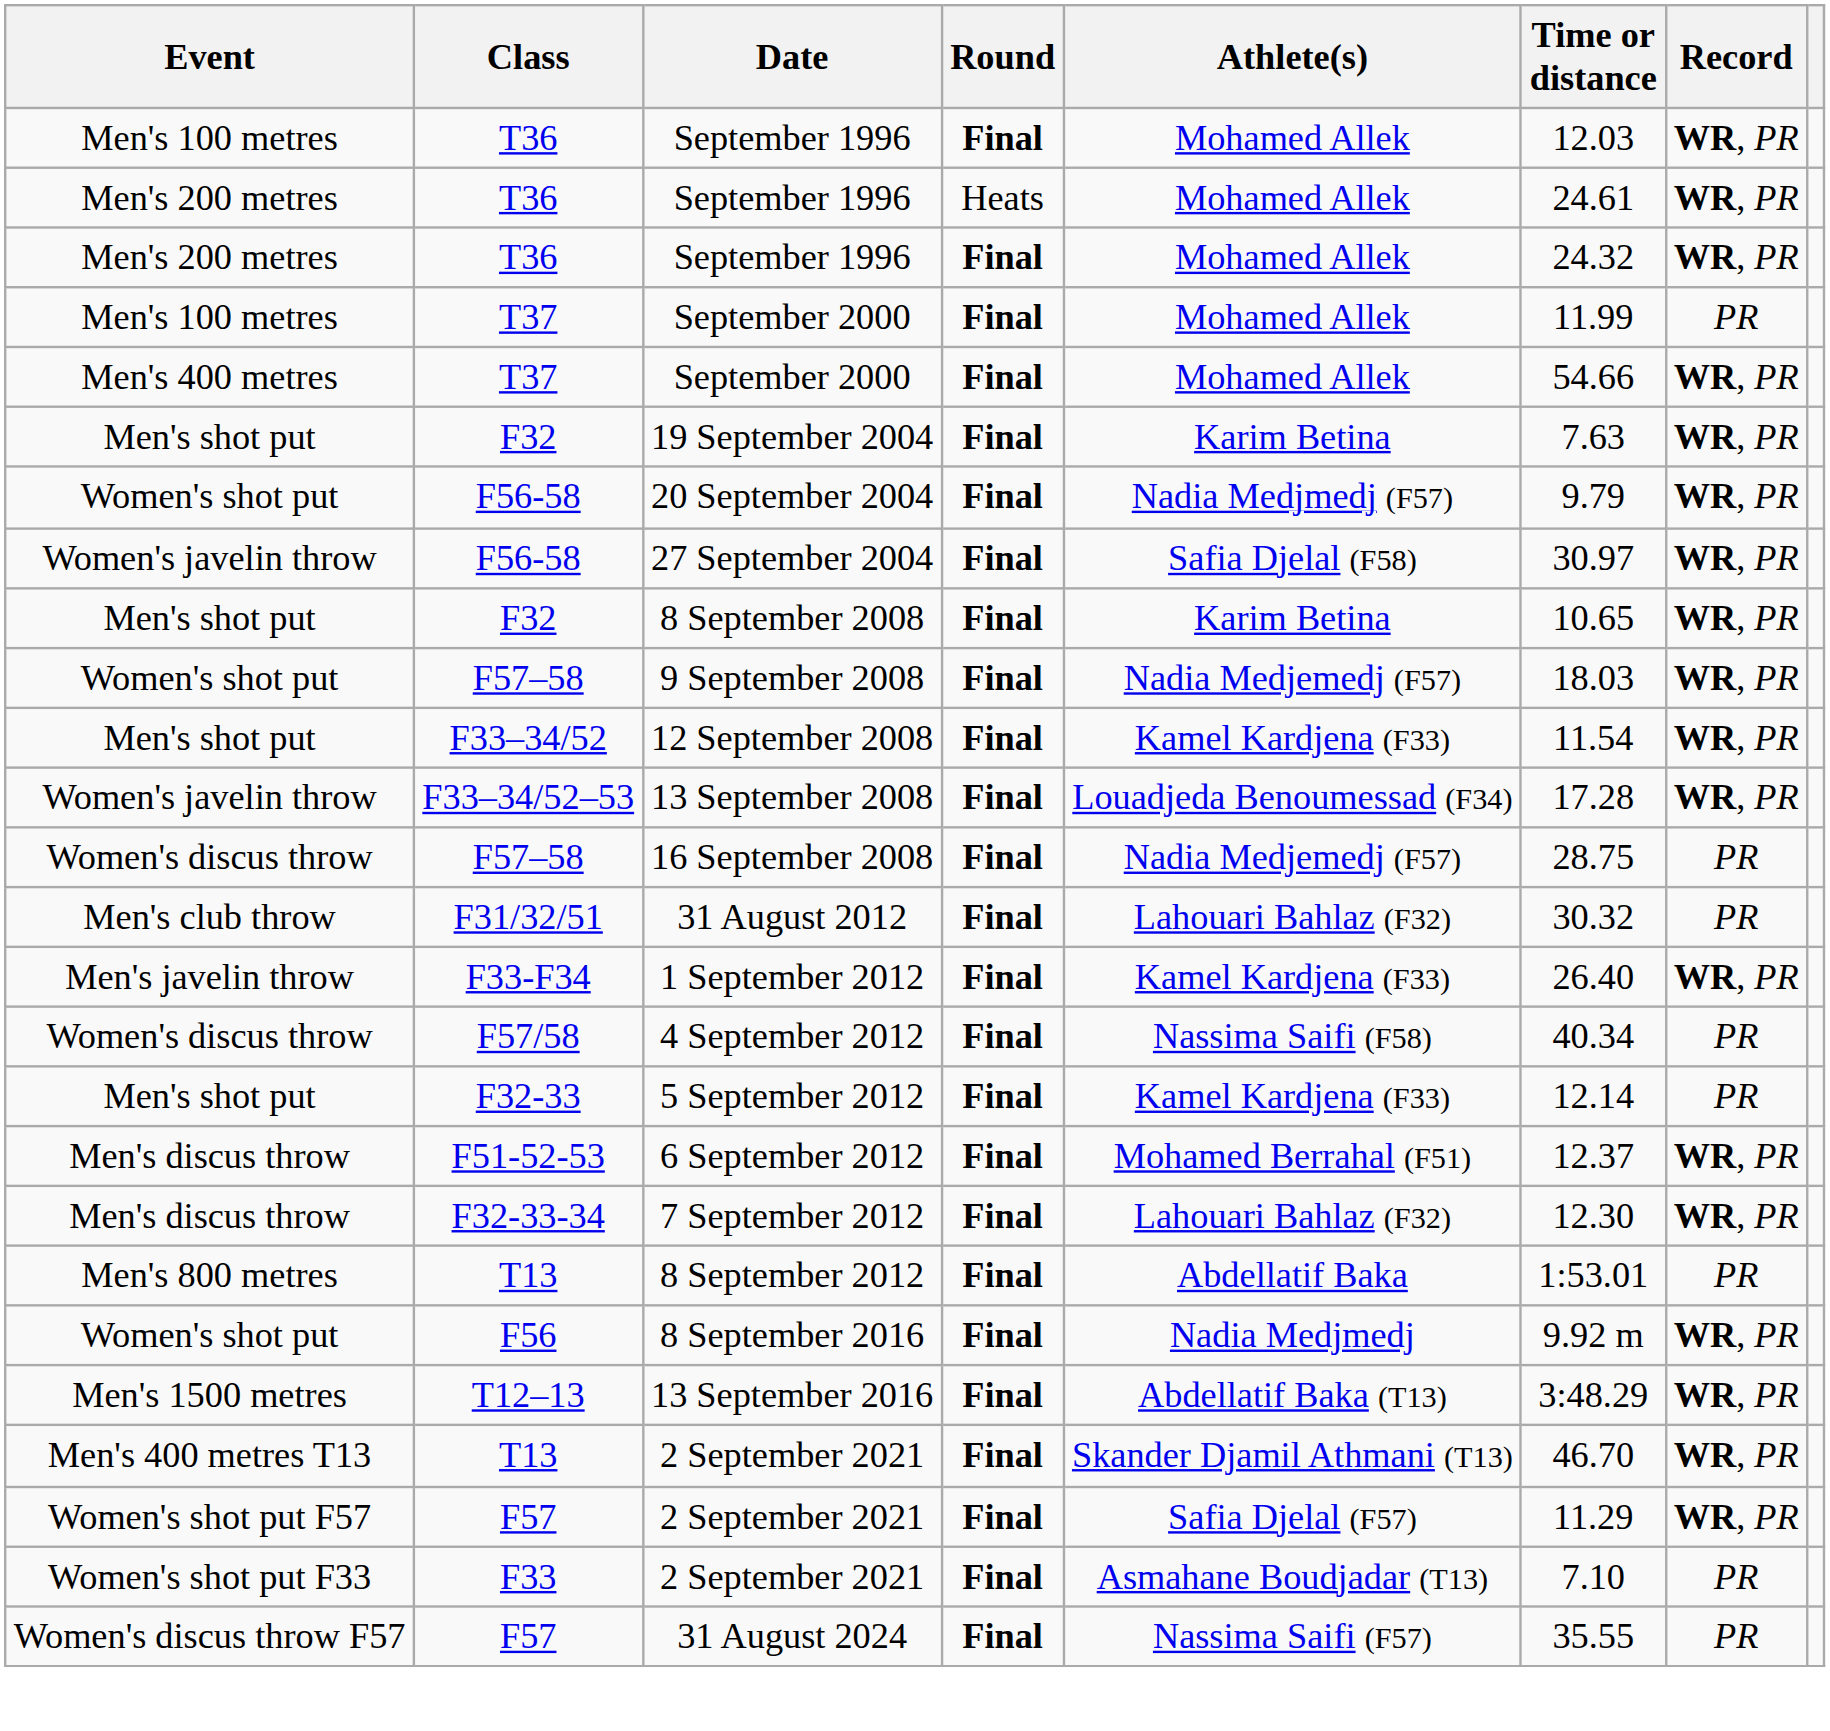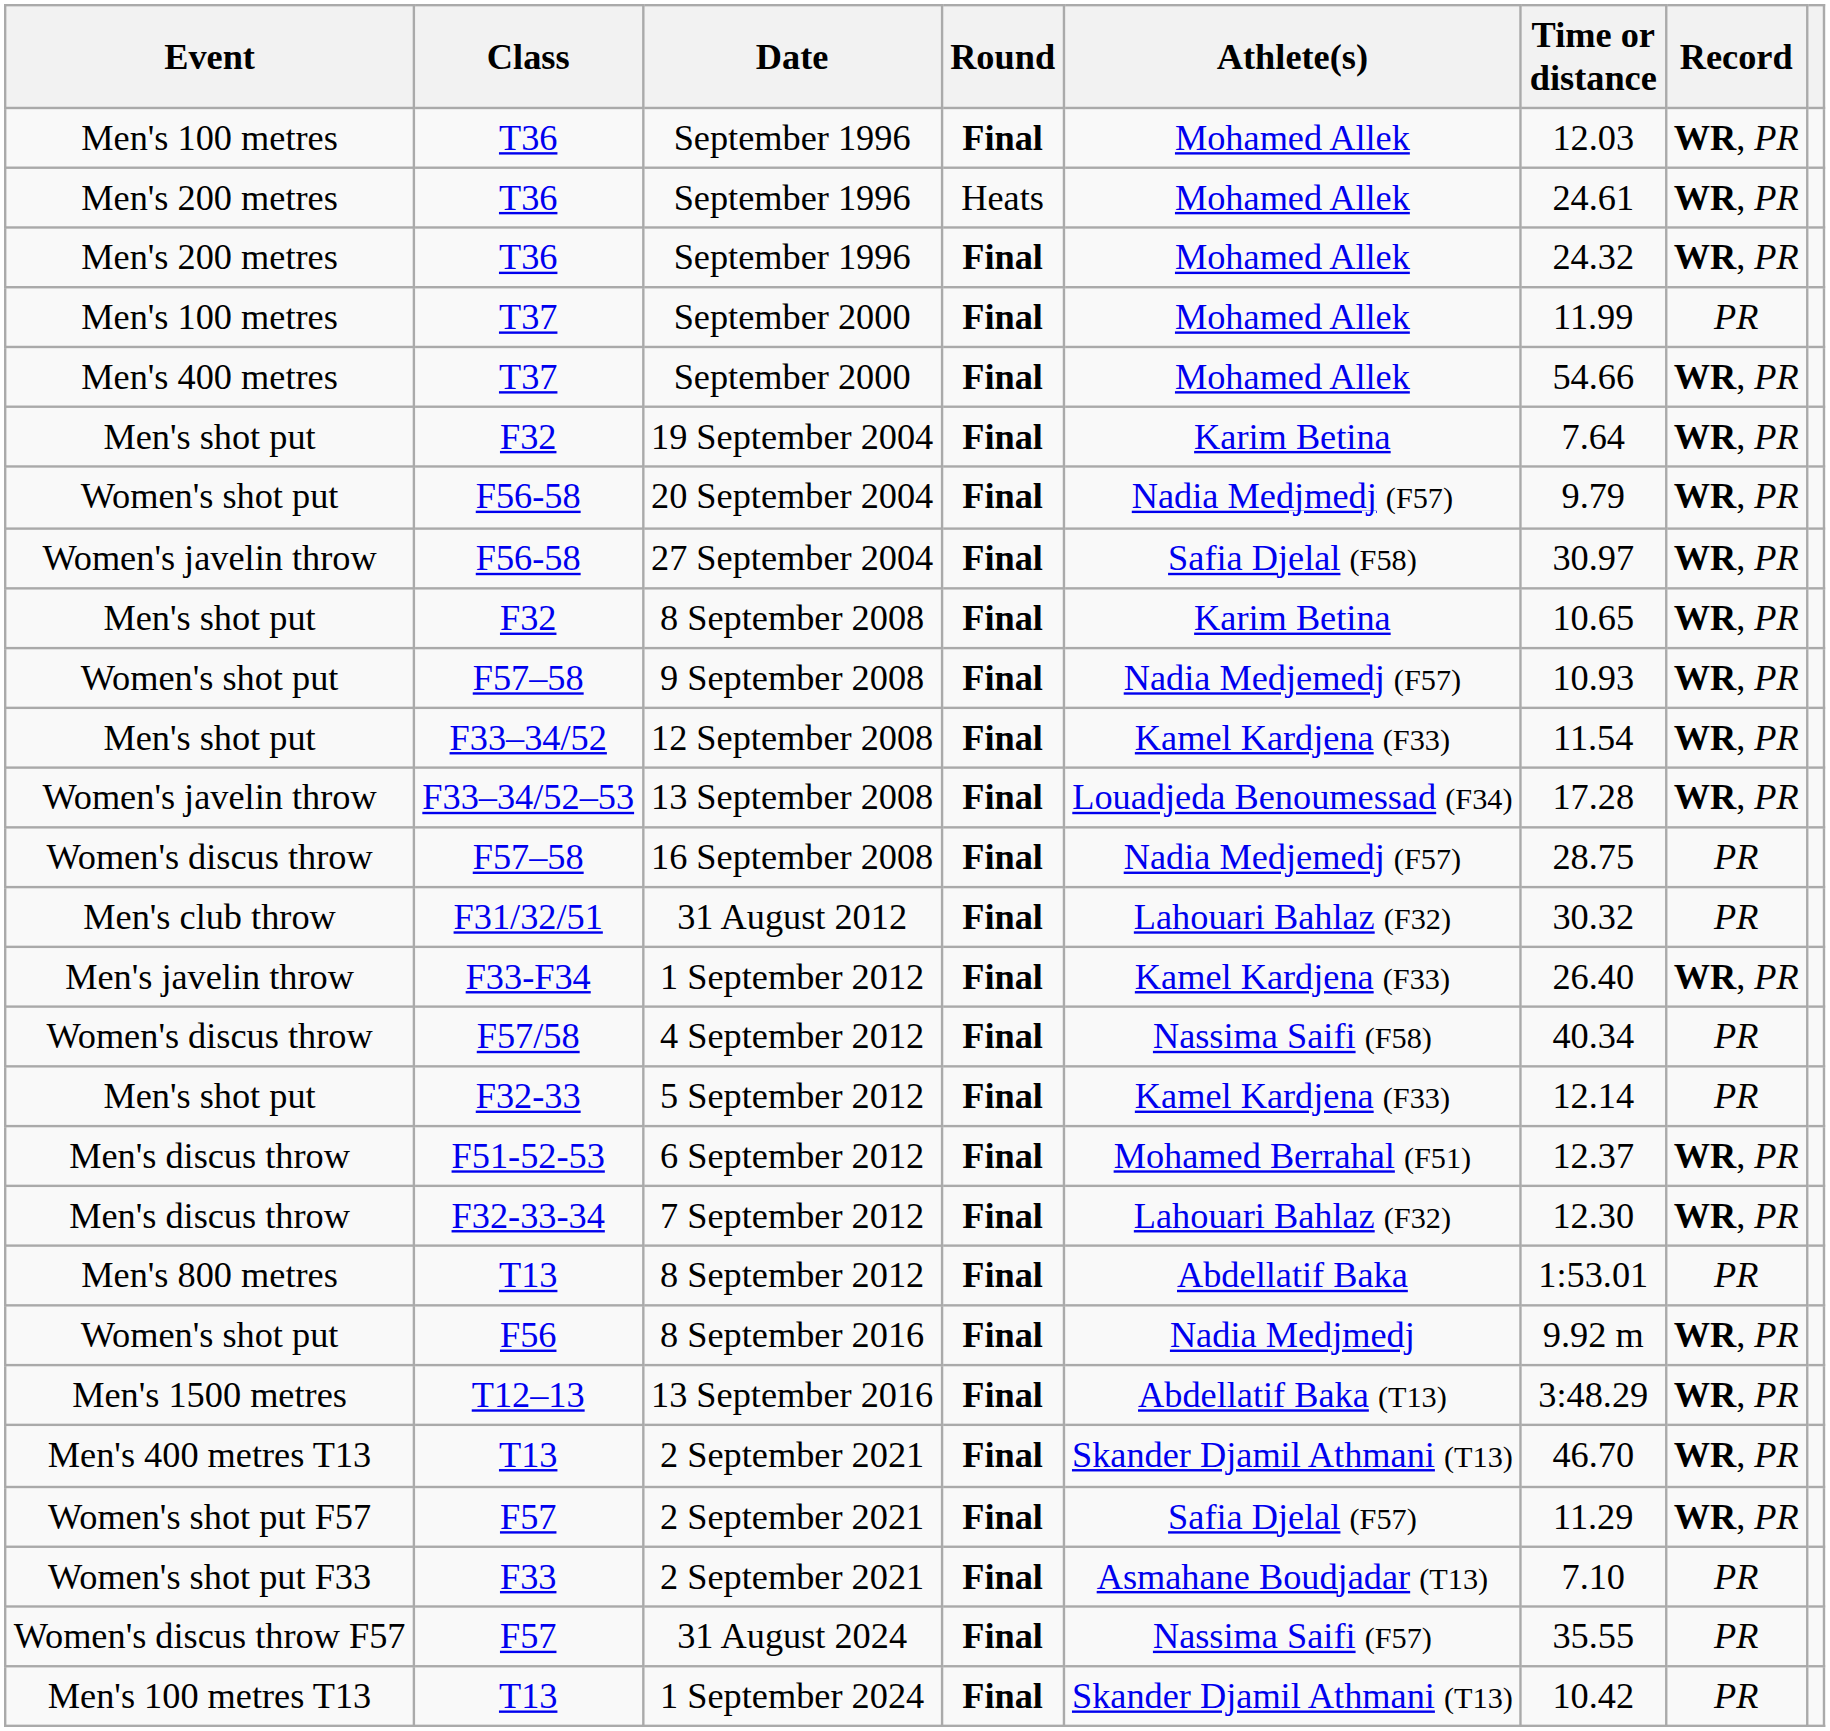(1593, 437) 7.63 -> (1593, 437) 7.64
(1593, 676) 18.03 -> (1593, 676) 10.93
+ row: (210, 1694)
